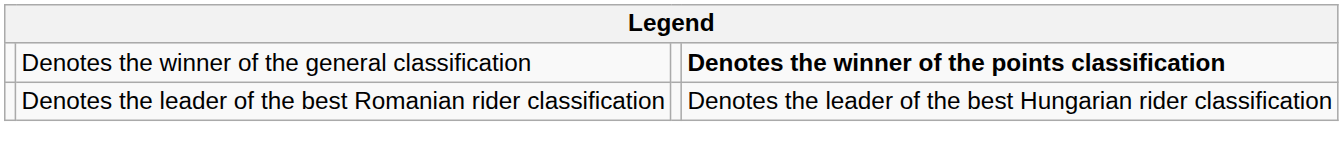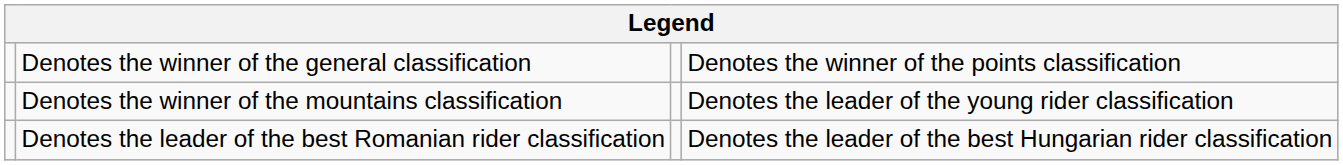(956, 62) bold -> (934, 62) normal
+ row: (292, 100)
